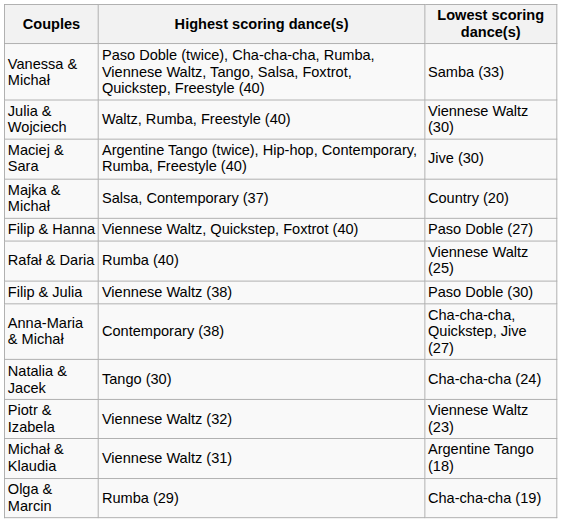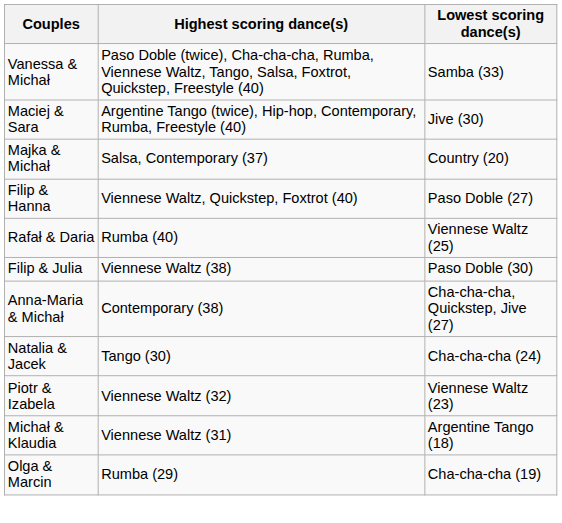- row: (37, 119)
